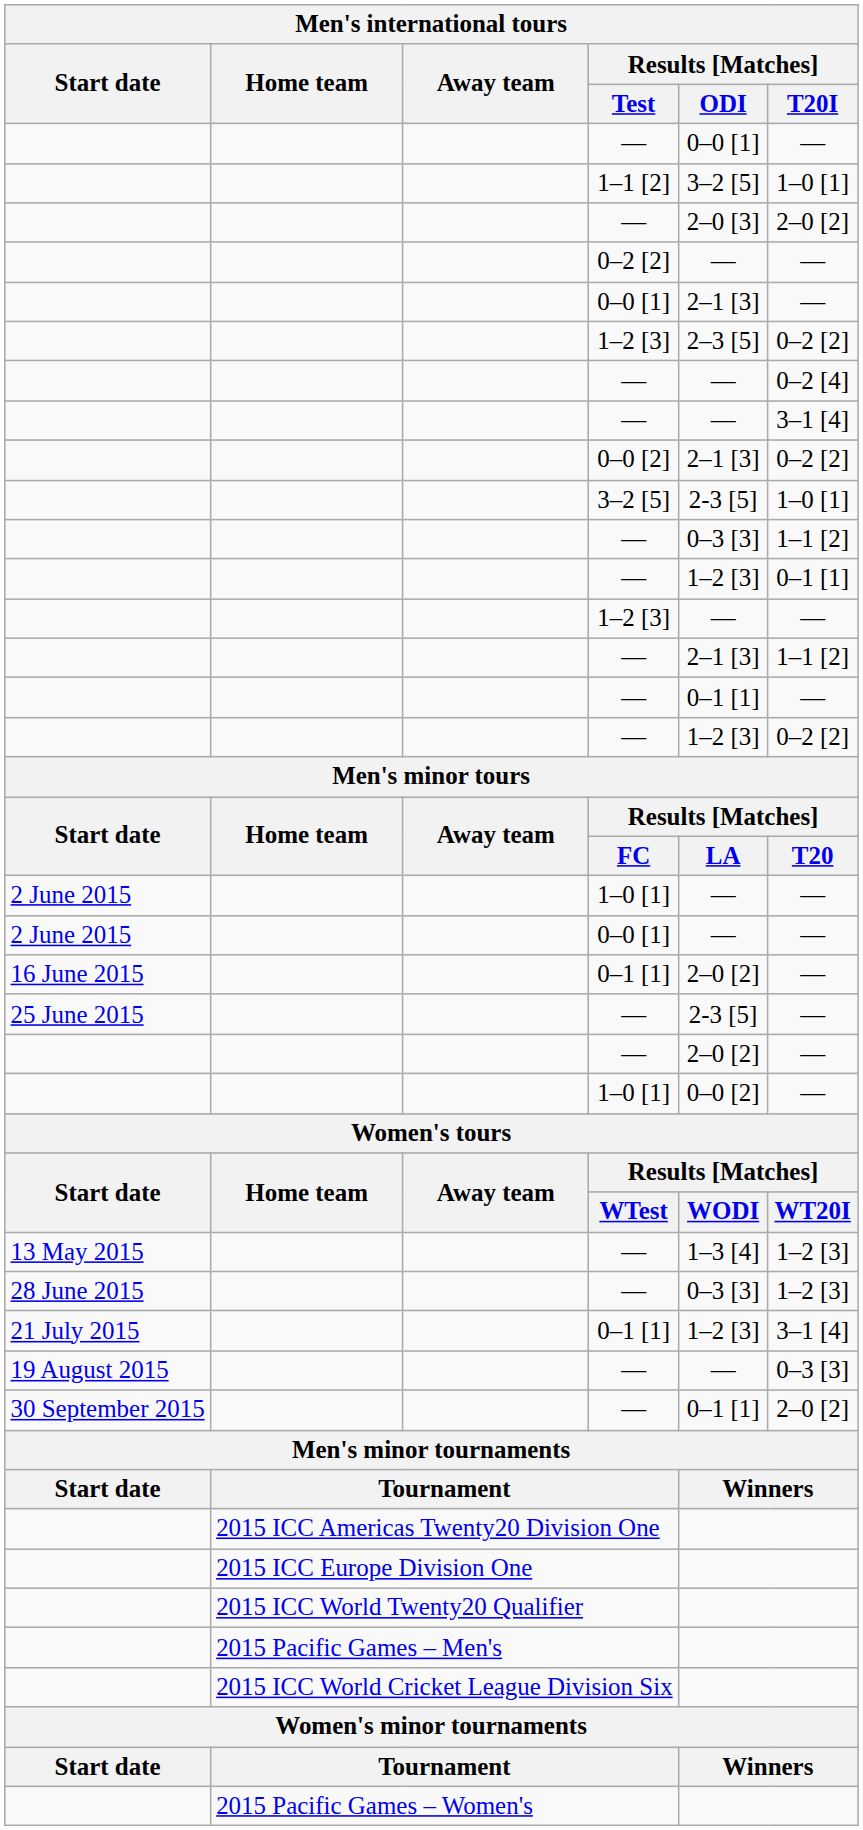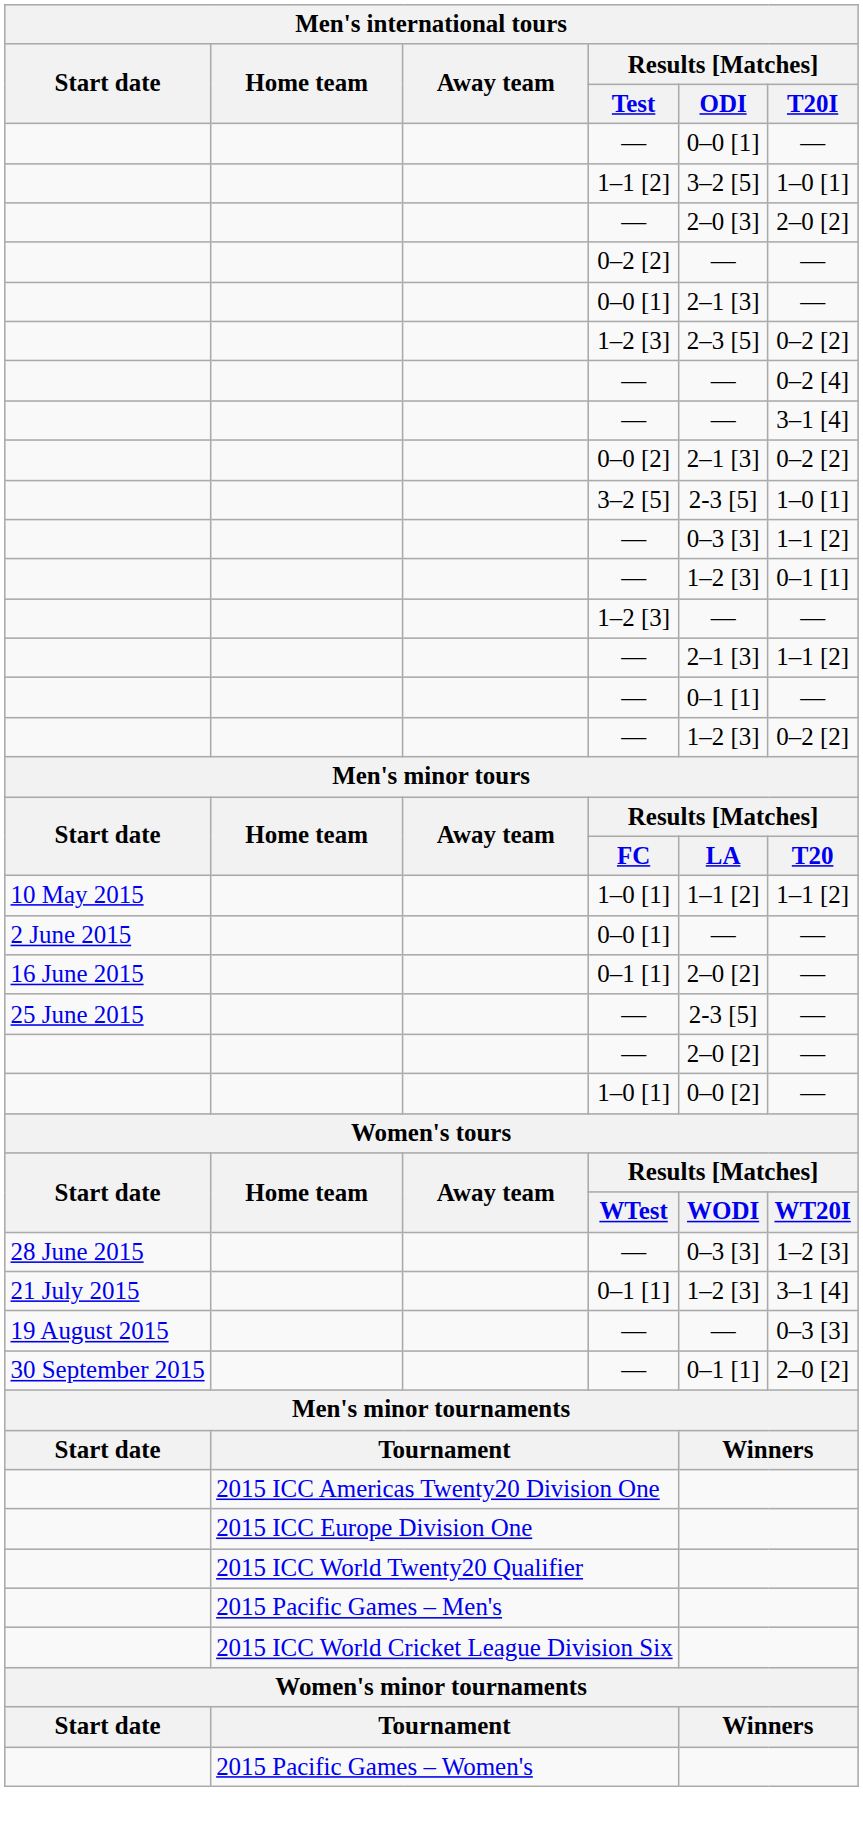+ row: (77, 895)
- row: (71, 895)
- row: (77, 1251)
